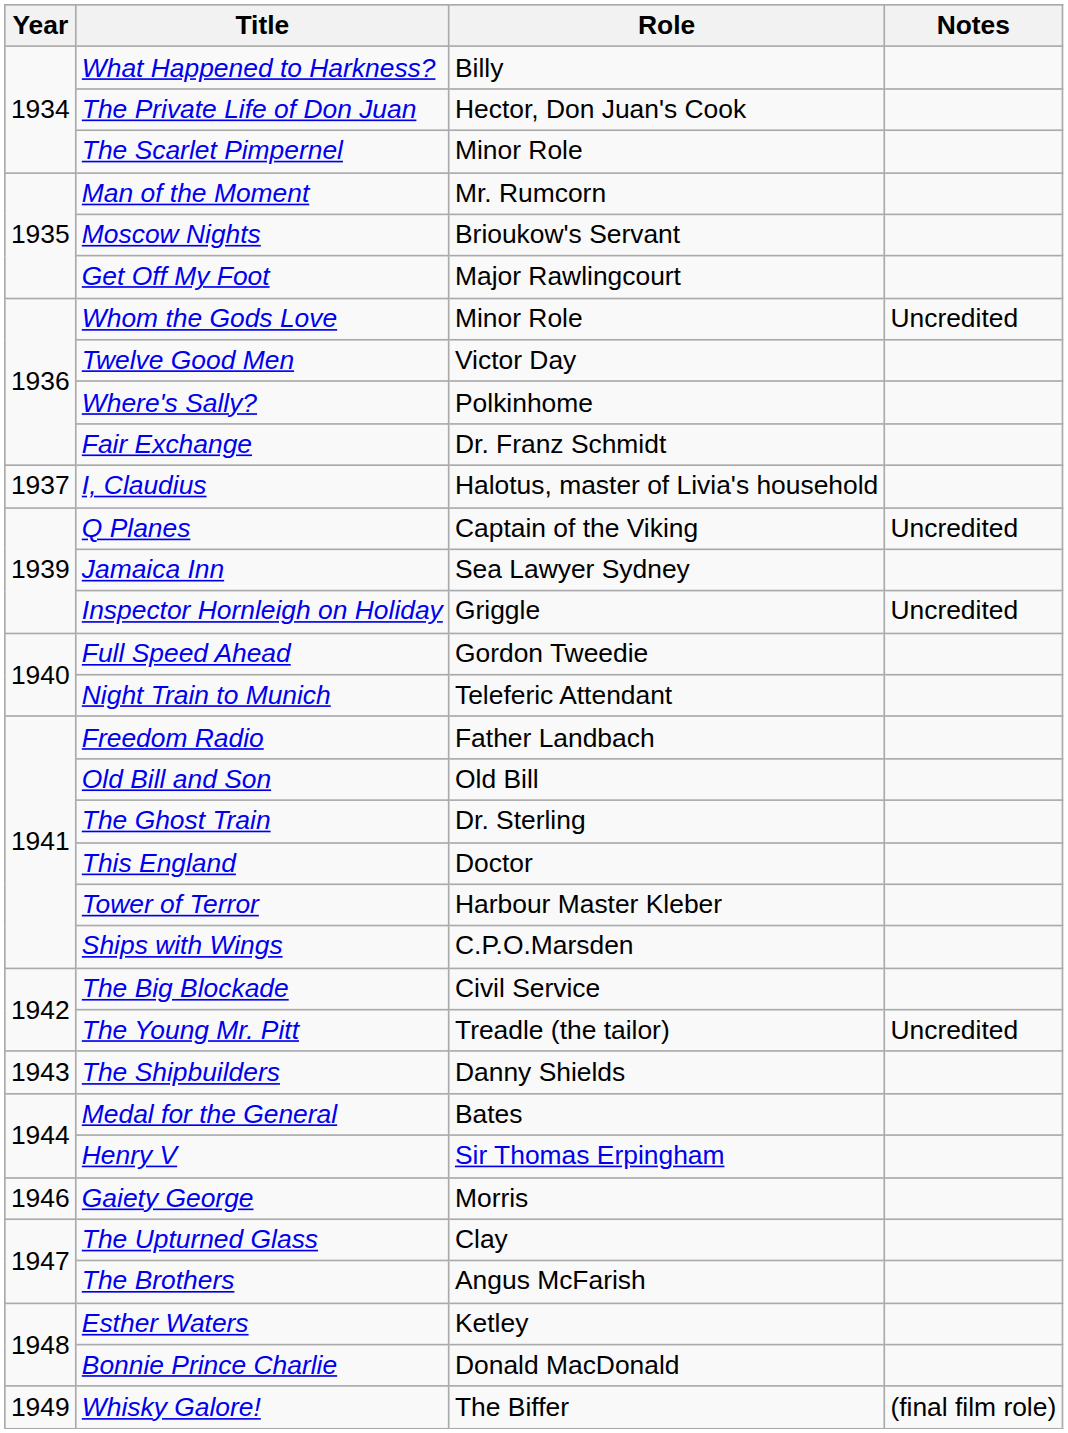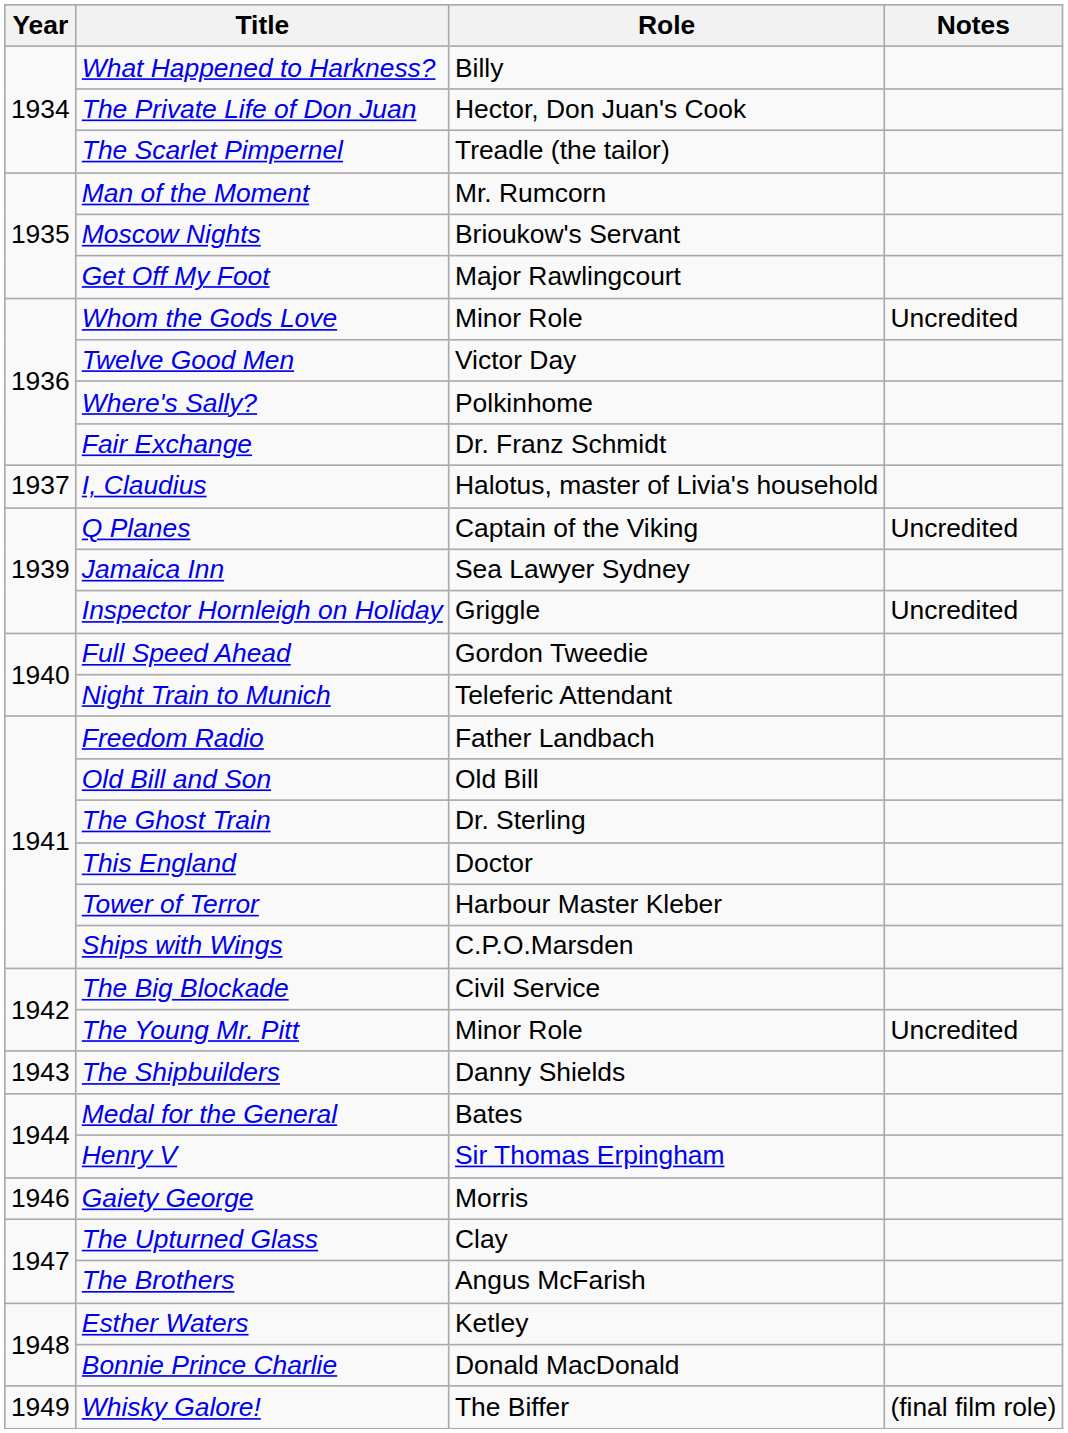(519, 151) Minor Role -> (562, 151) Treadle (the tailor)
(562, 1030) Treadle (the tailor) -> (519, 1030) Minor Role
